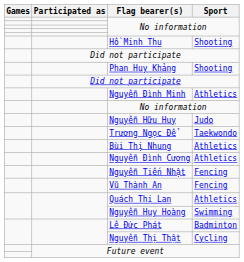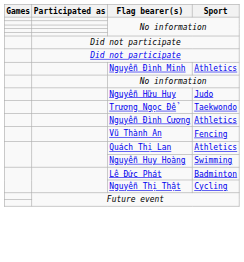- row: (135, 43)
- row: (143, 68)
- row: (140, 146)
- row: (147, 172)
